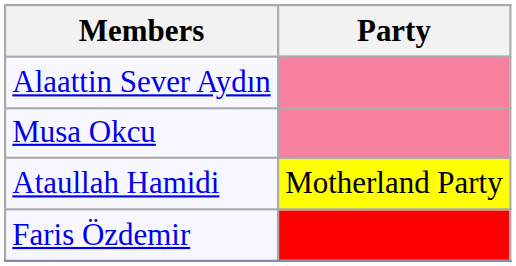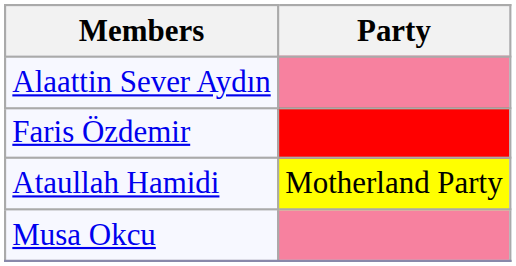rows swapped: (84, 132) <-> (101, 234)
